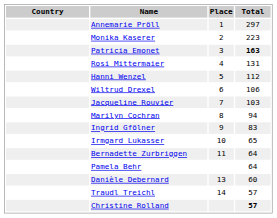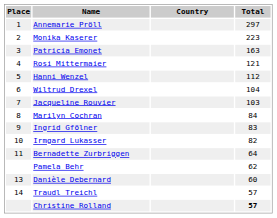columns swapped: (221, 12) <-> (48, 12)
(253, 51) bold -> (253, 51) normal
(253, 64) 131 -> (253, 64) 121
(253, 89) 106 -> (253, 89) 104
(253, 115) 94 -> (253, 115) 84
(253, 141) 65 -> (253, 141) 82
(253, 167) 64 -> (253, 167) 62
